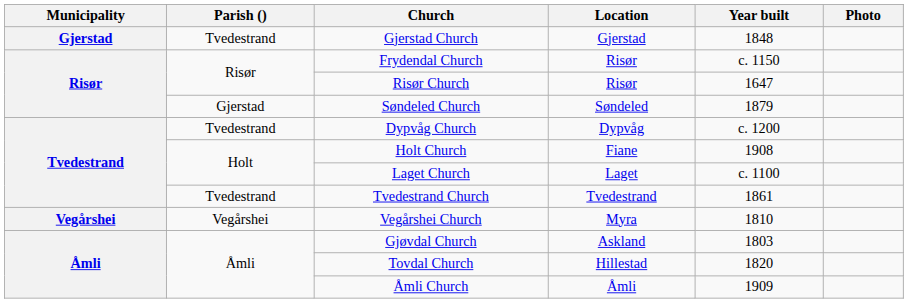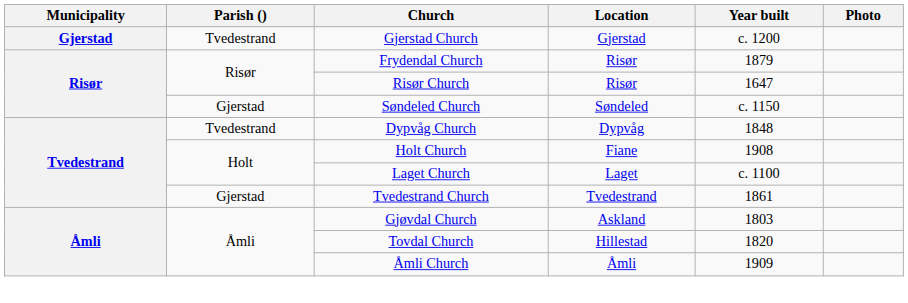(759, 38) 1848 -> (759, 38) c. 1200
(759, 60) c. 1150 -> (759, 60) 1879
(759, 106) 1879 -> (759, 106) c. 1150
(759, 128) c. 1200 -> (759, 128) 1848
(240, 196) Tvedestrand -> (240, 196) Gjerstad
- row: (431, 219)
